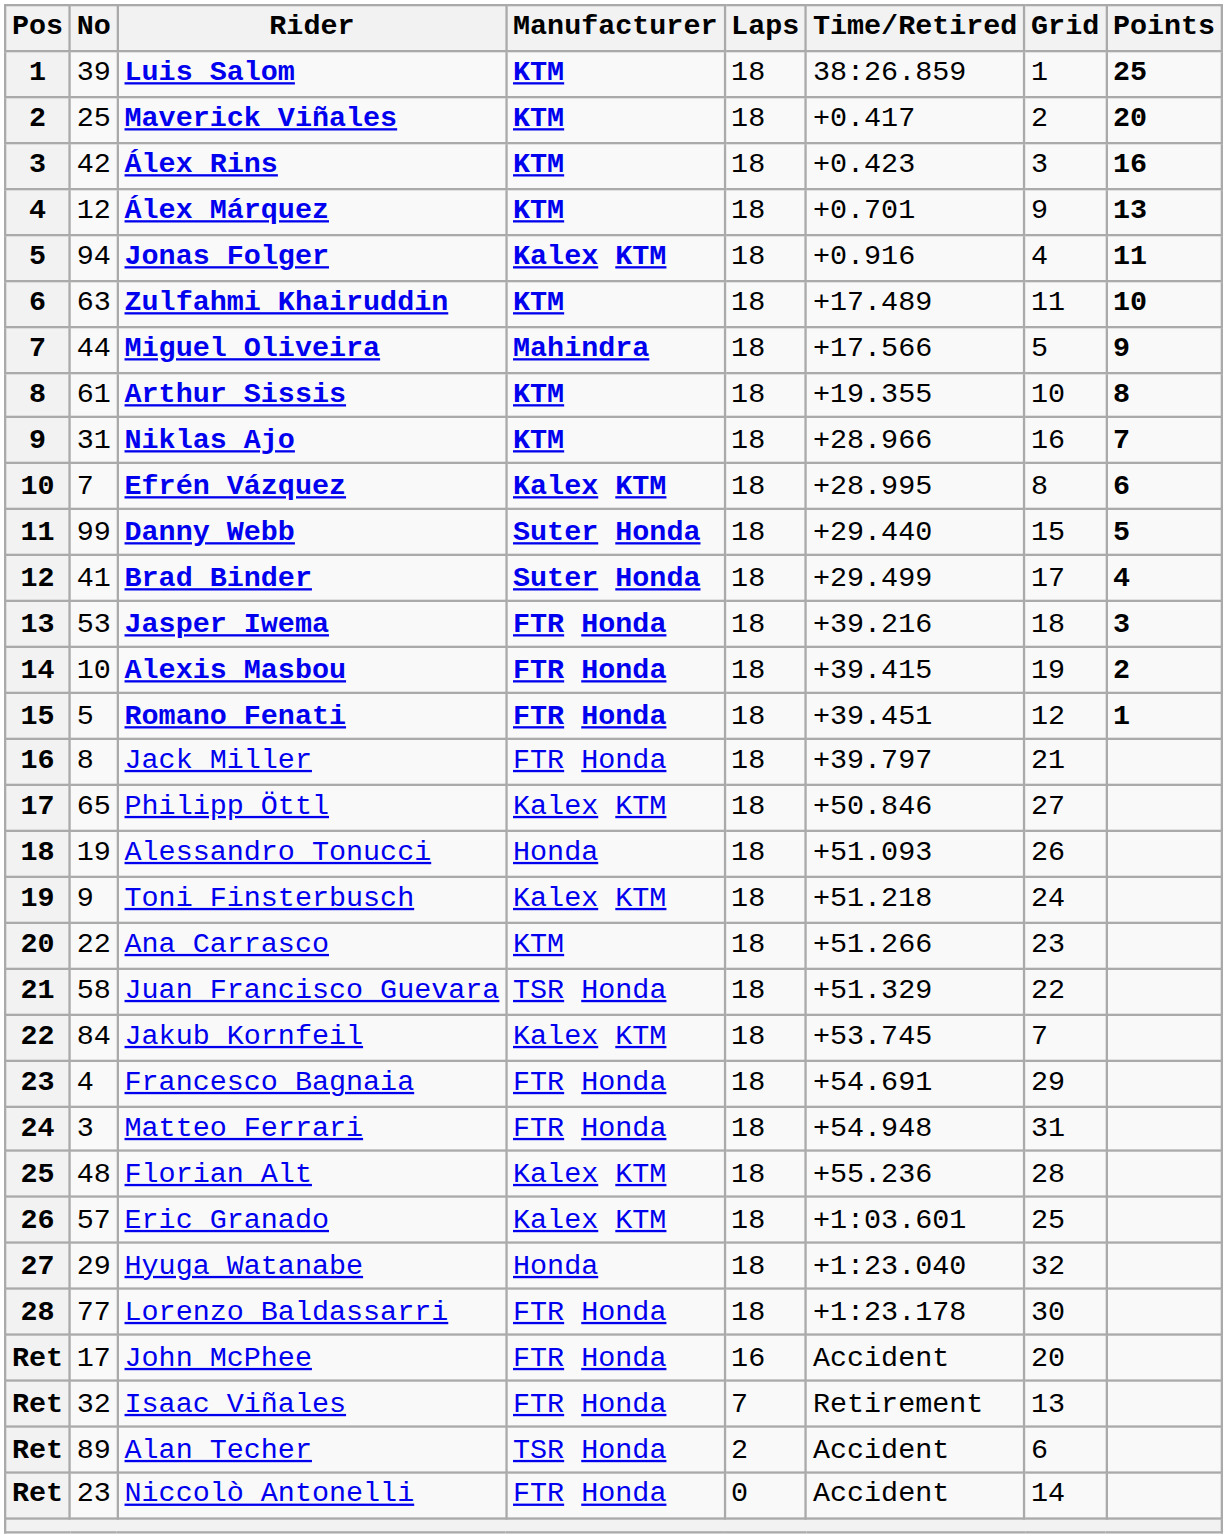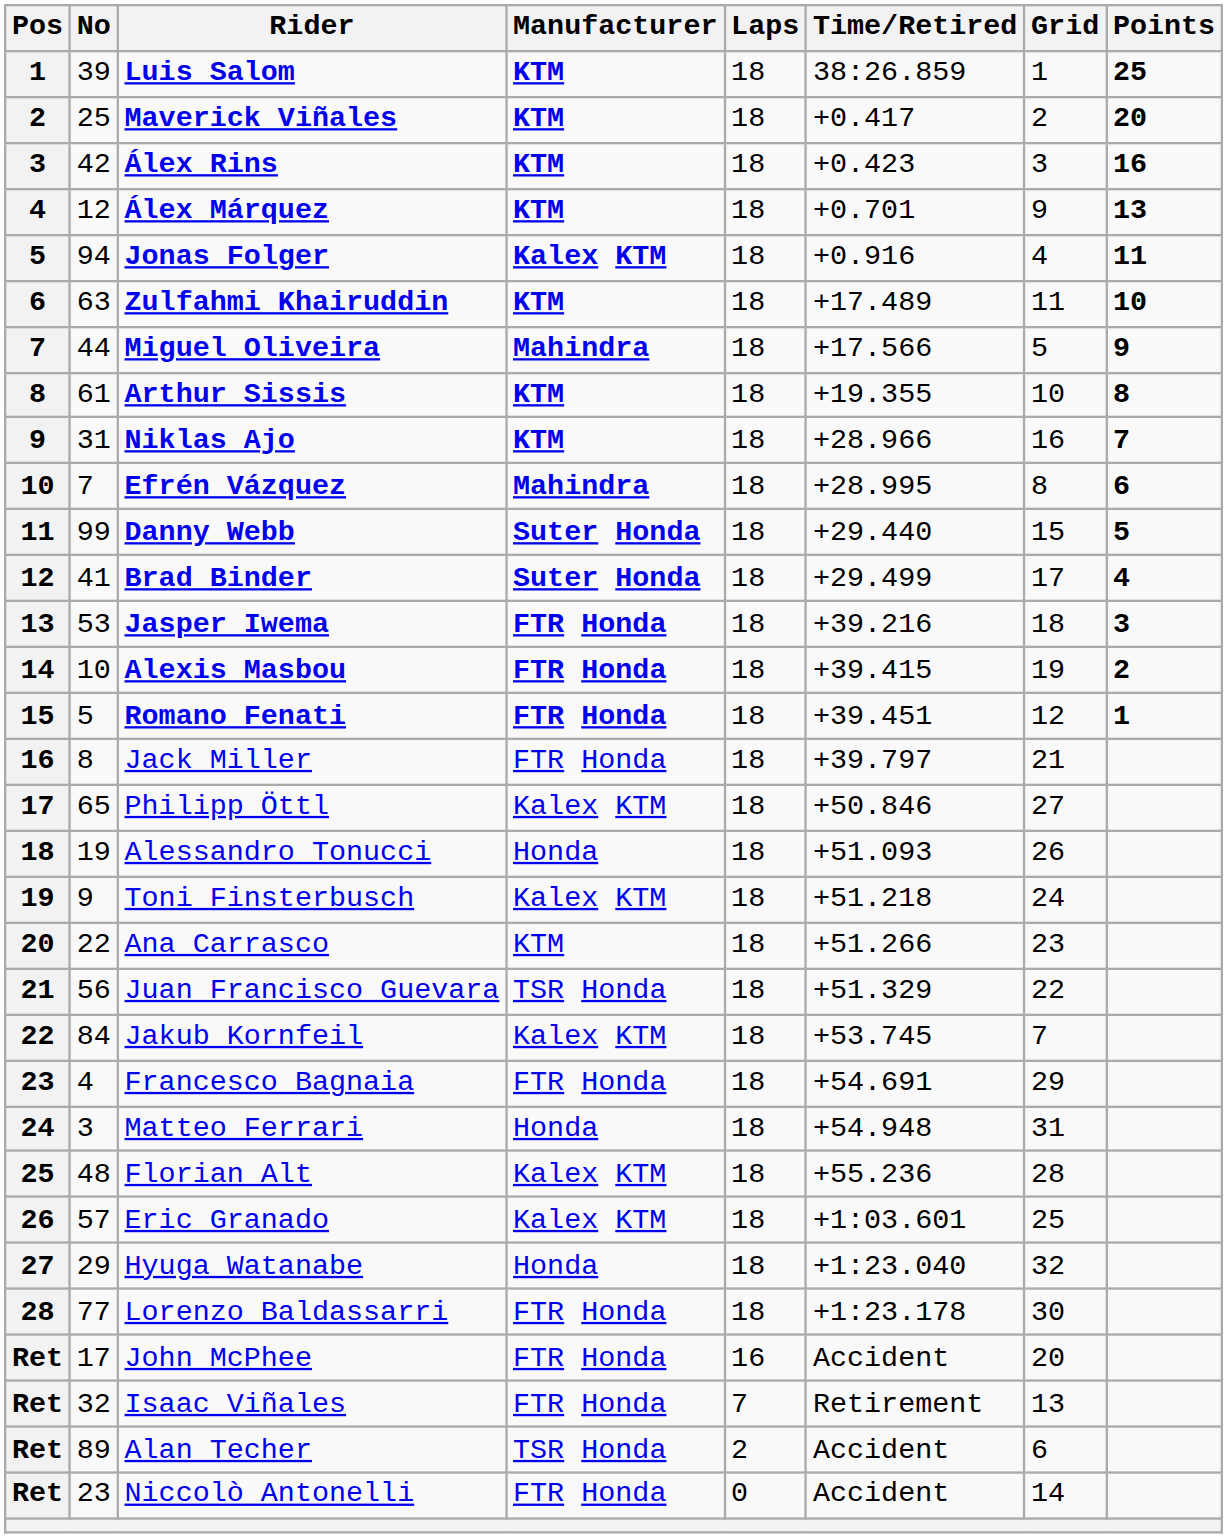(590, 487) Kalex KTM -> (581, 487) Mahindra
(94, 991) 58 -> (94, 991) 56
(590, 1129) FTR Honda -> (556, 1129) Honda
